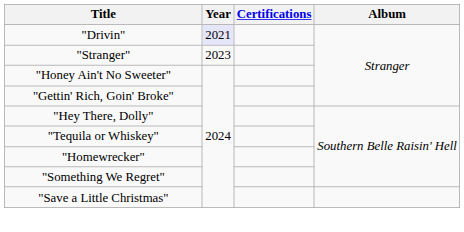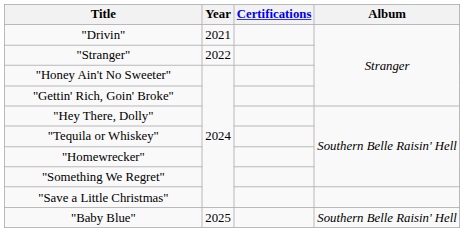(218, 34) lavender background -> (218, 34) no background
(218, 55) 2023 -> (218, 55) 2022
+ row: (103, 217)
